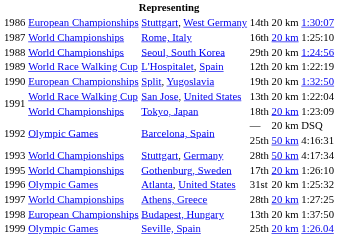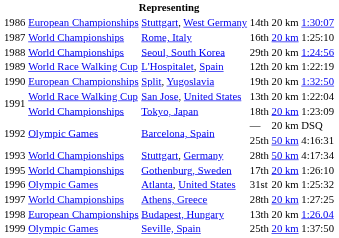(318, 214) 1:37:50 -> (318, 214) 1:26.04
(318, 229) 1:26.04 -> (318, 229) 1:37:50
